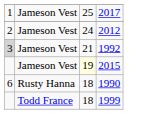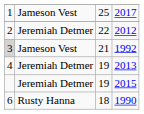(47, 30) Jameson Vest -> (55, 30) Jeremiah Detmer
(88, 30) 24 -> (104, 30) 22
+ row: (125, 65)
(47, 65) Jameson Vest -> (55, 83) Jeremiah Detmer
(88, 65) lightyellow background -> (104, 83) no background
- row: (109, 100)
